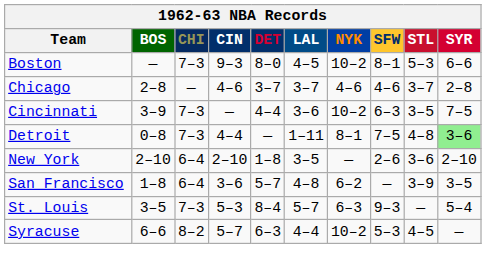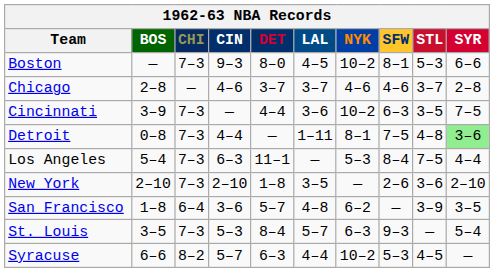+ row: (57, 160)
(191, 160) 6–4 -> (191, 184) 7–3
